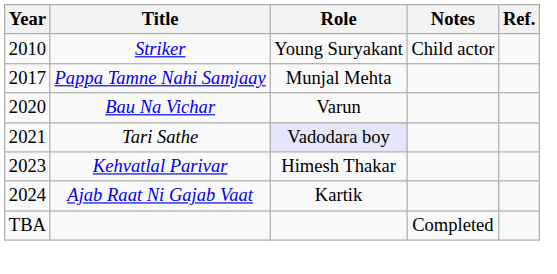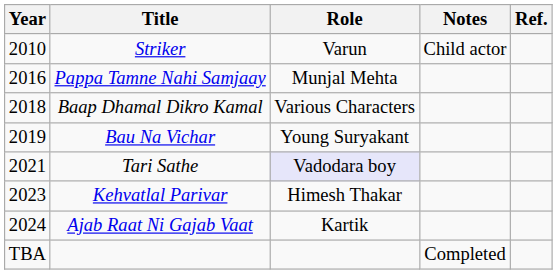(339, 48) Young Suryakant -> (345, 48) Varun
(27, 78) 2017 -> (27, 78) 2016
+ row: (160, 107)
(27, 107) 2020 -> (27, 136) 2019
(339, 107) Varun -> (345, 136) Young Suryakant
